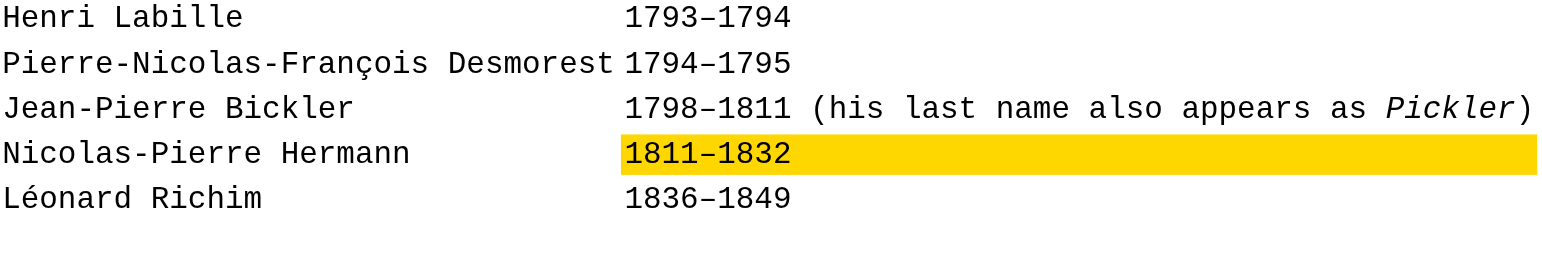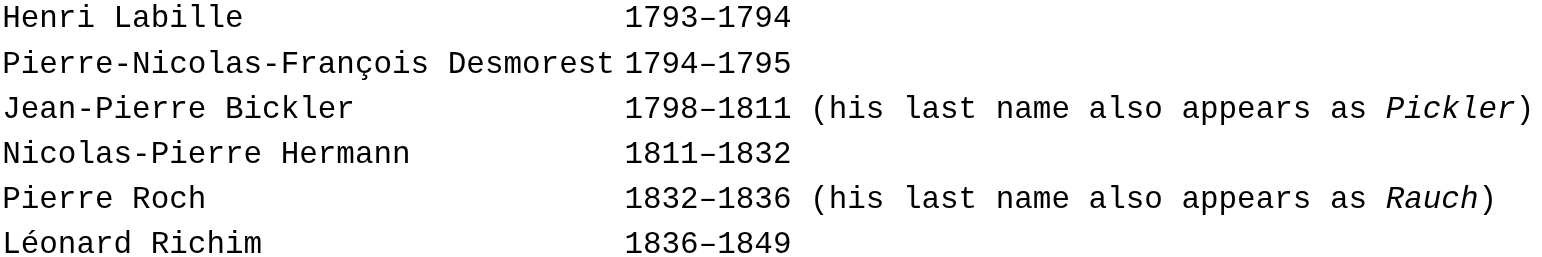(708, 155) gold background -> (708, 155) no background
+ row: (104, 200)
